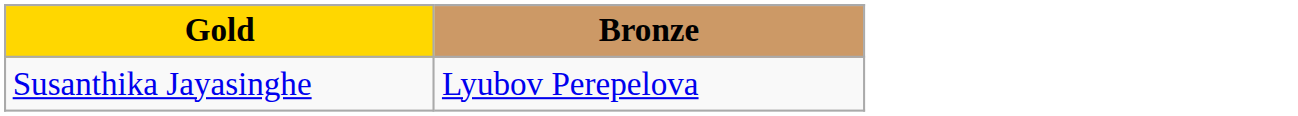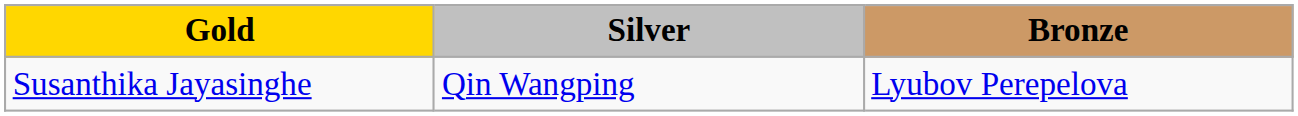+ column: (649, 30)
